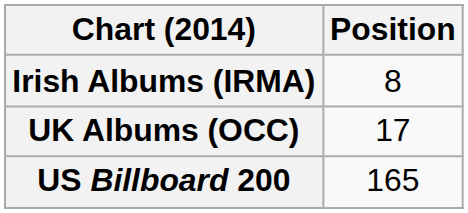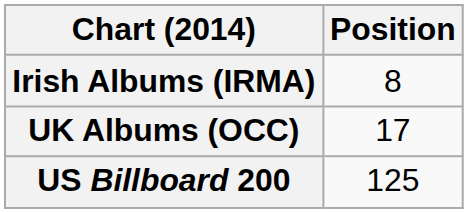(393, 181) 165 -> (393, 181) 125
